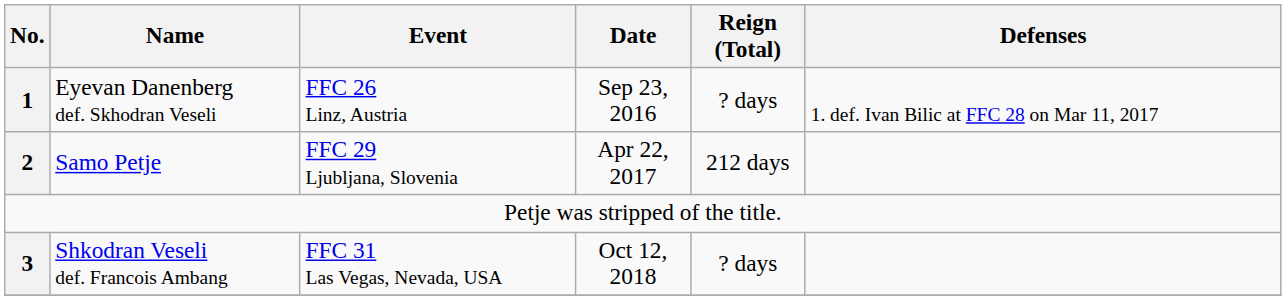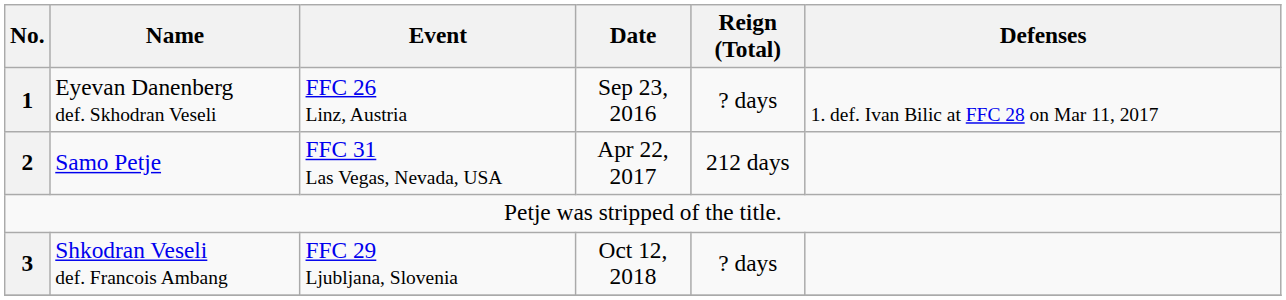(382, 162) FFC 29 Ljubljana, Slovenia -> (404, 162) FFC 31 Las Vegas, Nevada, USA
(404, 263) FFC 31 Las Vegas, Nevada, USA -> (382, 263) FFC 29 Ljubljana, Slovenia
